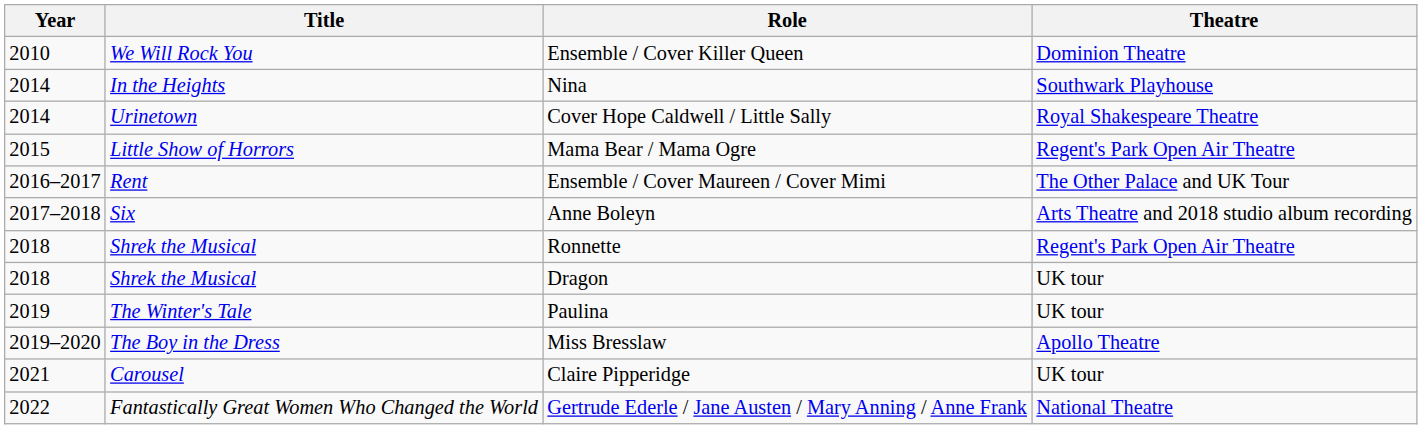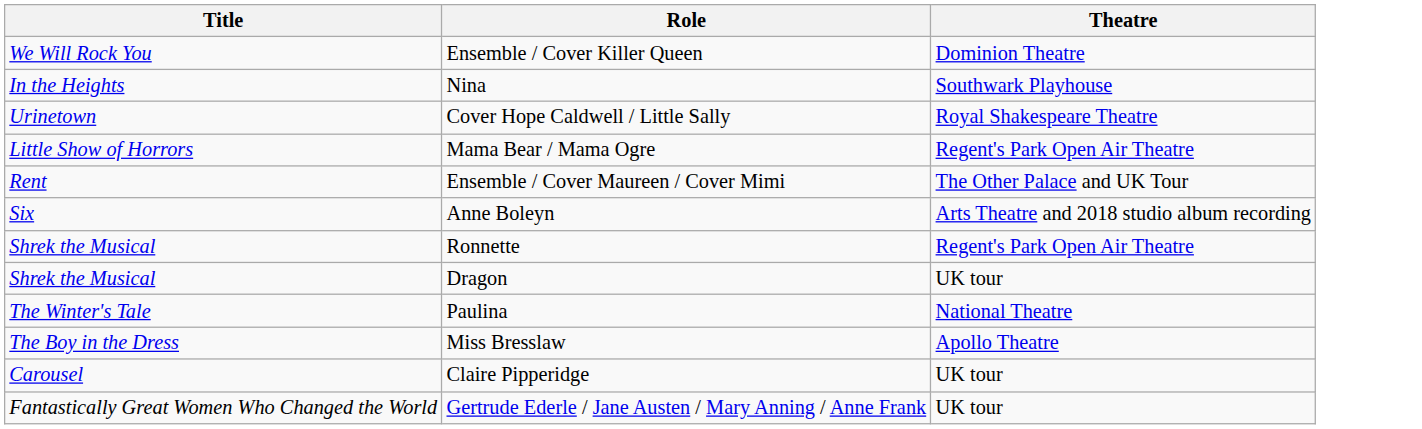- column: (55, 20)
(1070, 310) UK tour -> (1004, 310) National Theatre
(1105, 407) National Theatre -> (969, 407) UK tour
